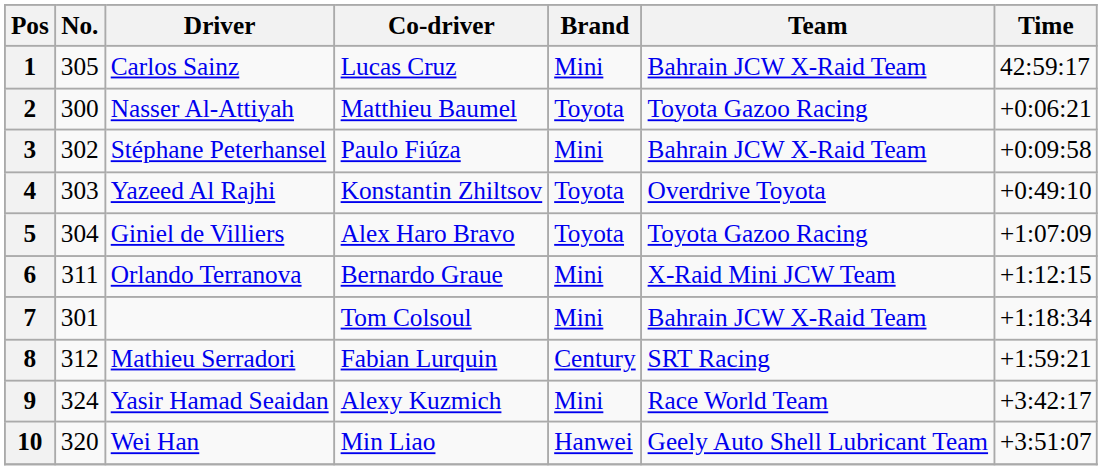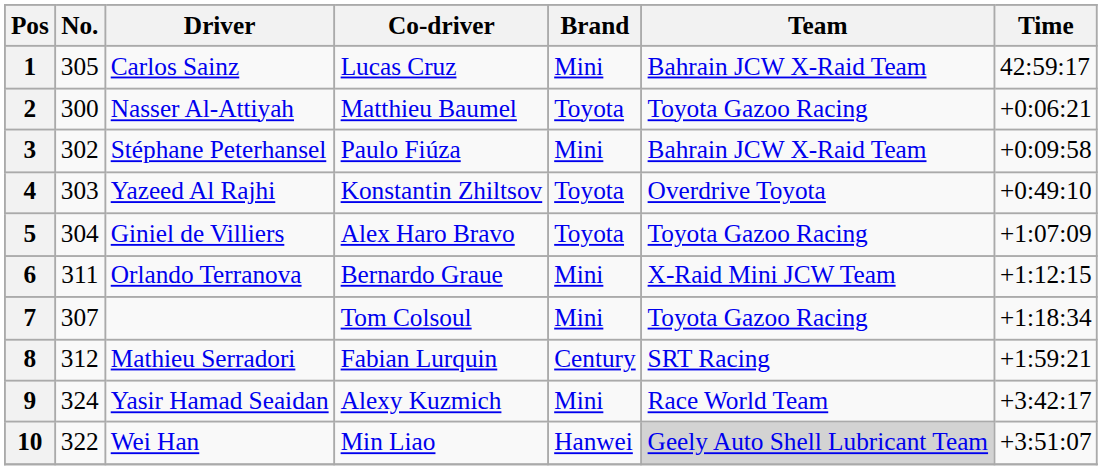(80, 317) 301 -> (80, 317) 307
(787, 317) Bahrain JCW X-Raid Team -> (758, 317) Toyota Gazoo Racing
(80, 442) 320 -> (80, 442) 322
(818, 442) no background -> (818, 442) lightgrey background
